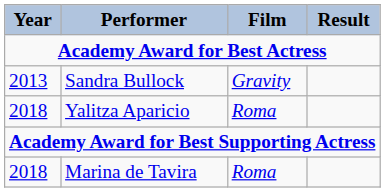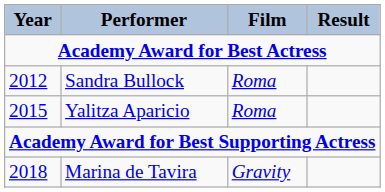(28, 80) 2013 -> (28, 80) 2012
(261, 80) Gravity -> (254, 80) Roma
(28, 111) 2018 -> (28, 111) 2015
(254, 171) Roma -> (261, 171) Gravity
